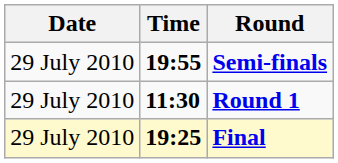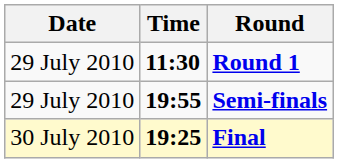rows swapped: (256, 99) <-> (270, 61)
(72, 137) 29 July 2010 -> (72, 137) 30 July 2010
